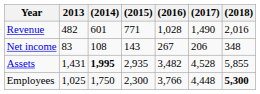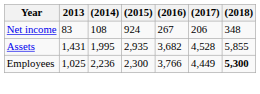- row: (26, 30)
(132, 47) 143 -> (132, 30) 924
(103, 64) bold -> (103, 47) normal
(170, 64) 3,482 -> (170, 47) 3,682
(103, 81) 1,750 -> (103, 64) 2,236
(203, 81) 4,448 -> (203, 64) 4,449
